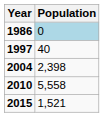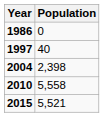(41, 31) lightblue background -> (41, 31) no background
(52, 103) 1,521 -> (52, 103) 5,521
